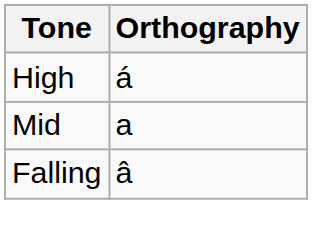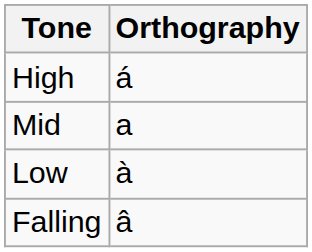+ row: (40, 173)
